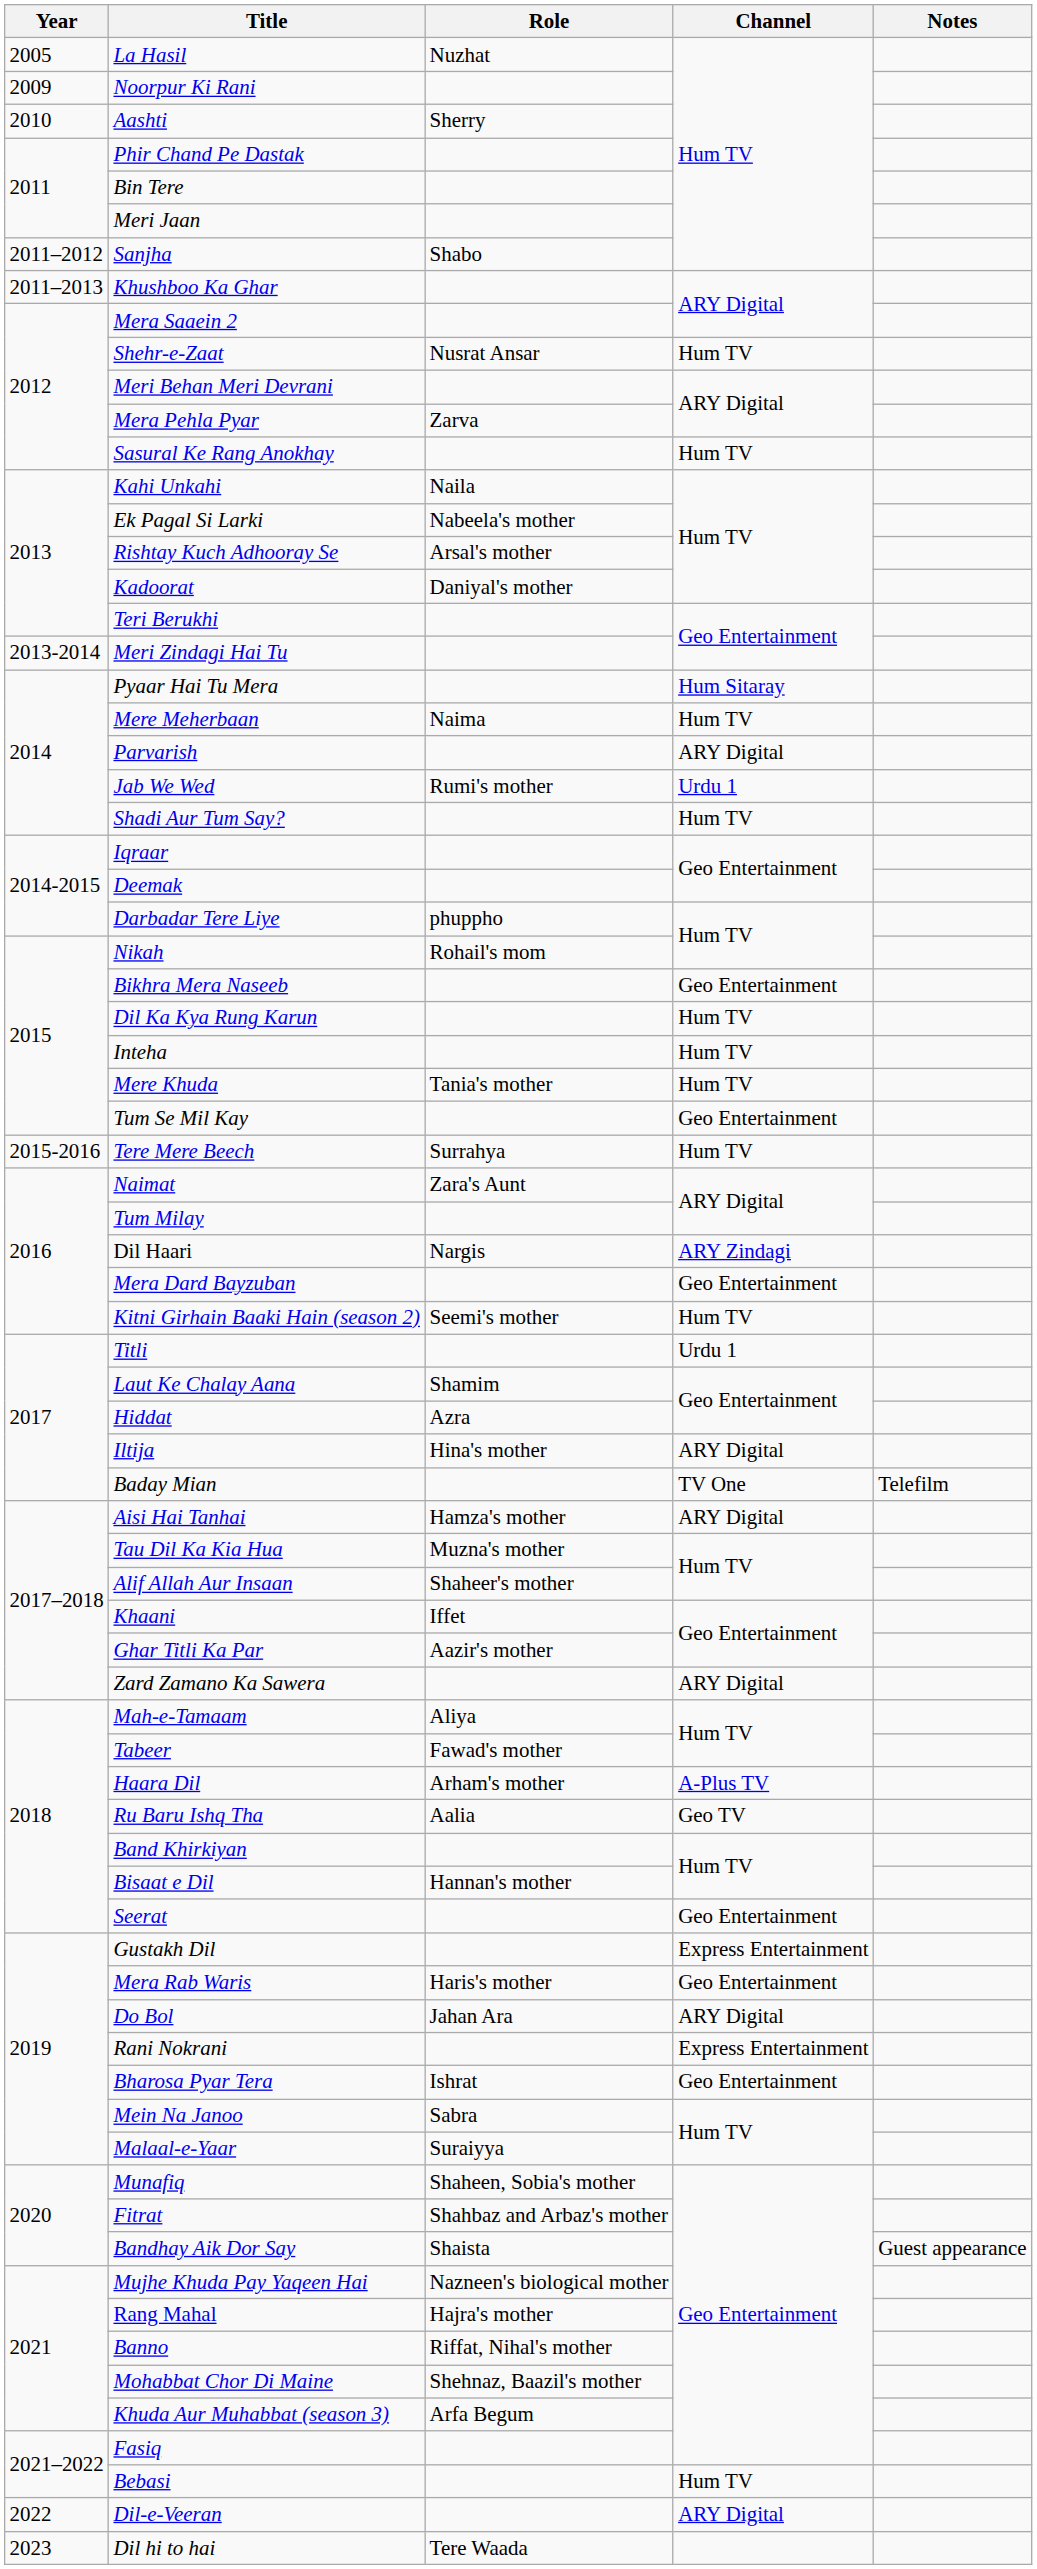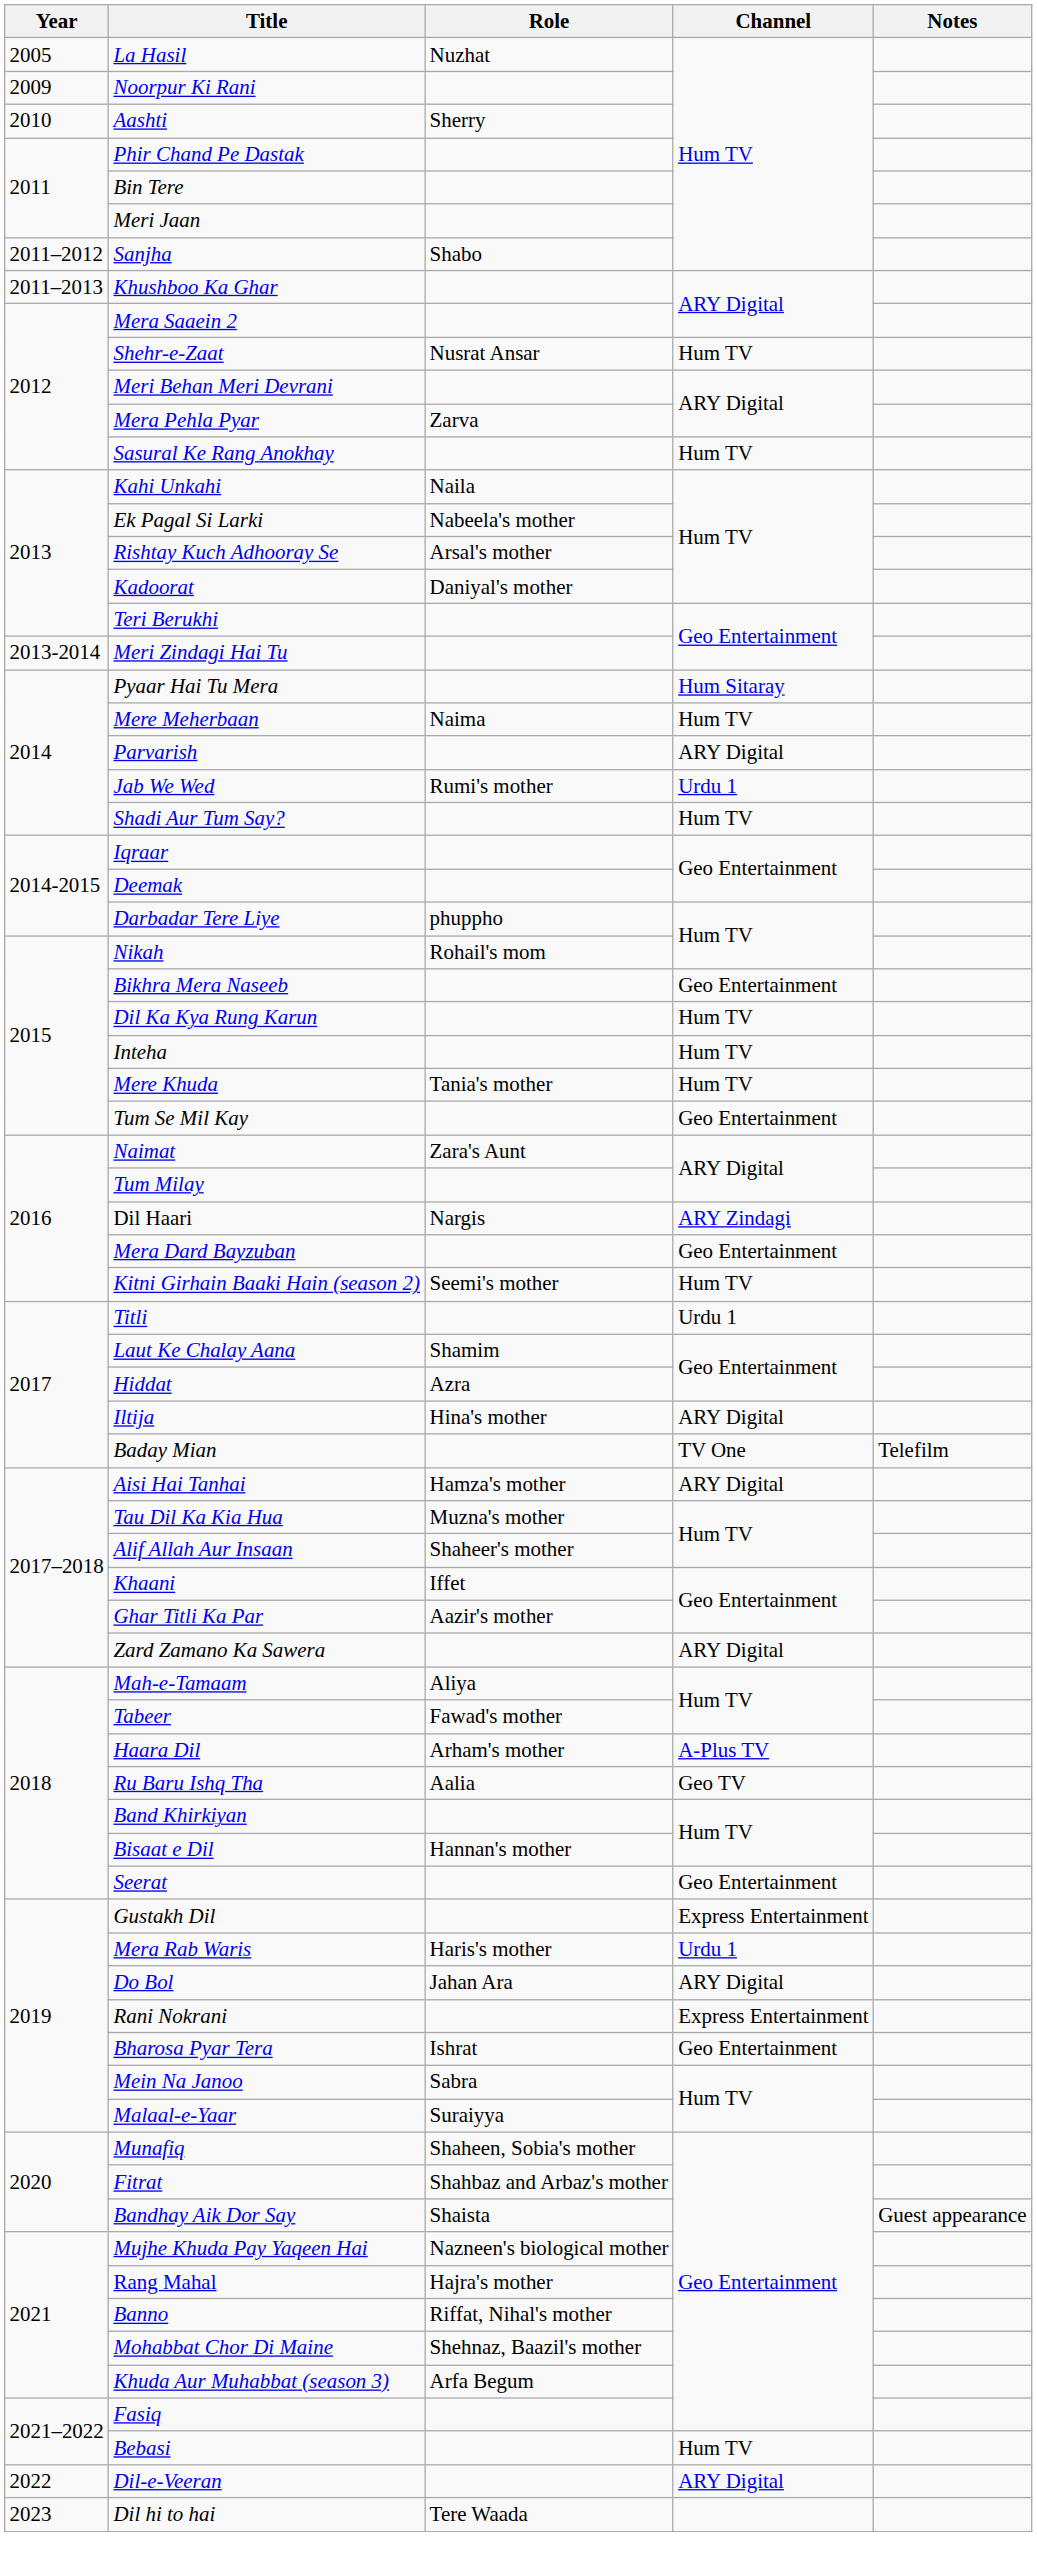- row: (184, 1151)
(758, 1982) Geo Entertainment -> (708, 1949) Urdu 1
